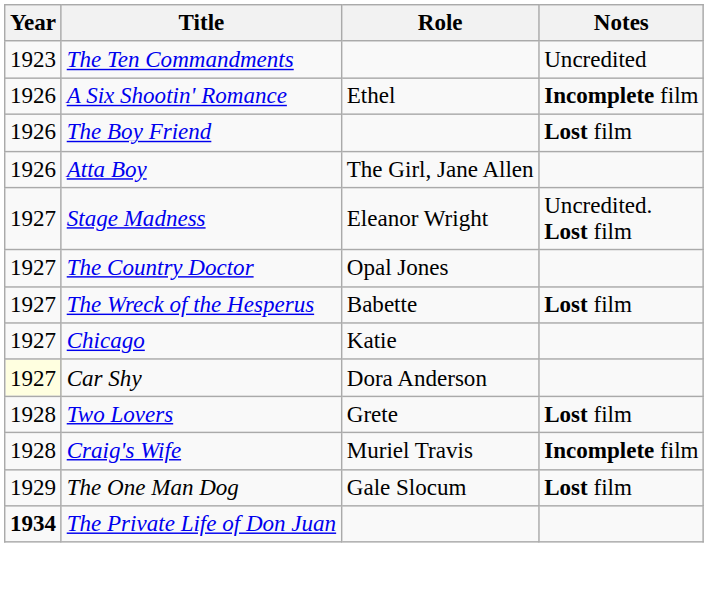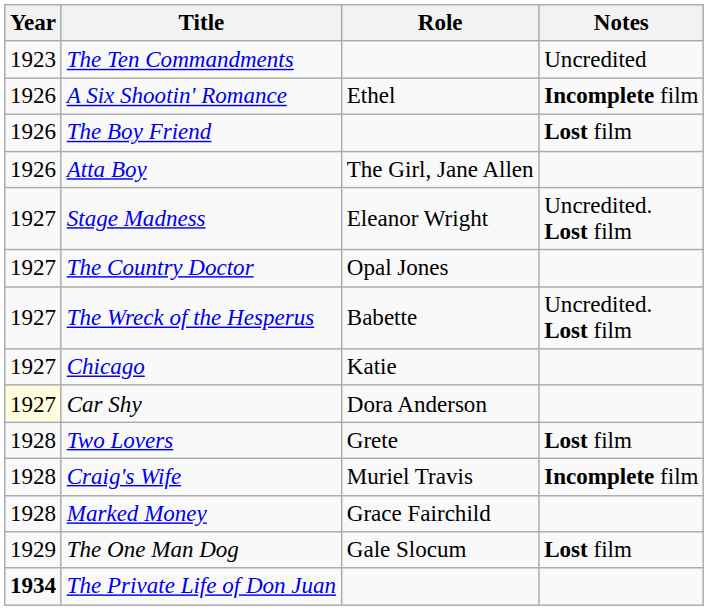(588, 304) Lost film -> (598, 317) Uncredited. Lost film
+ row: (137, 513)
